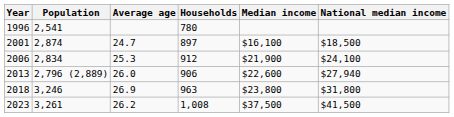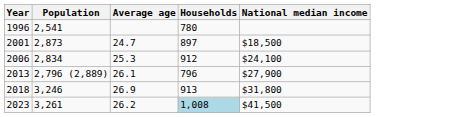- column: (279, 12)
(48, 43) 2,874 -> (48, 43) 2,873
(124, 74) 26.0 -> (124, 74) 26.1
(189, 74) 906 -> (189, 74) 796
(341, 74) $27,940 -> (262, 74) $27,900
(189, 89) 963 -> (189, 89) 913
(194, 105) no background -> (194, 105) lightblue background
